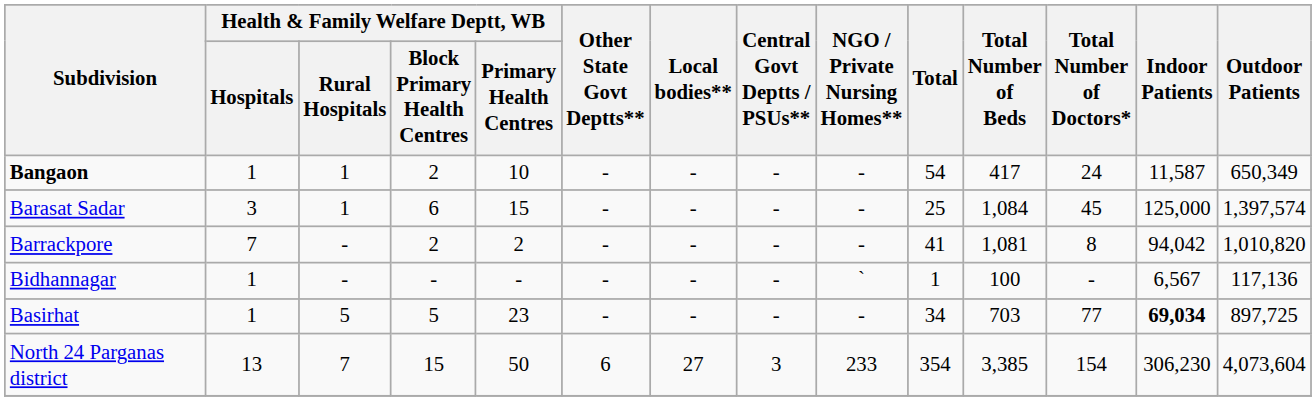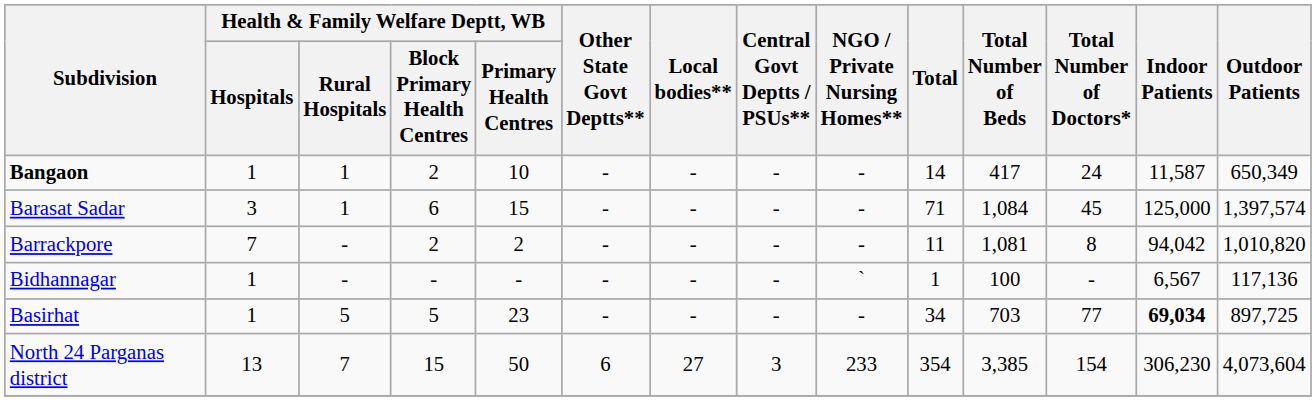(935, 172) 54 -> (935, 172) 14
(935, 208) 25 -> (935, 208) 71
(935, 244) 41 -> (935, 244) 11
